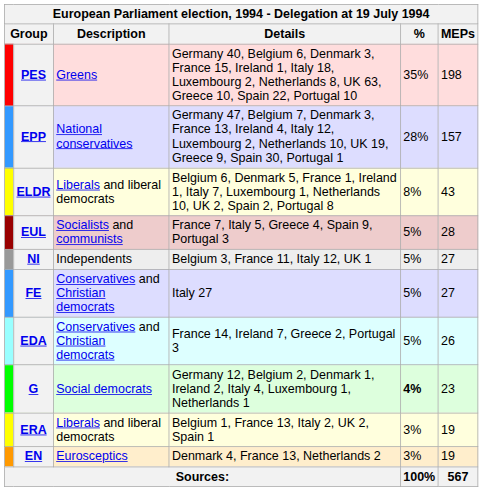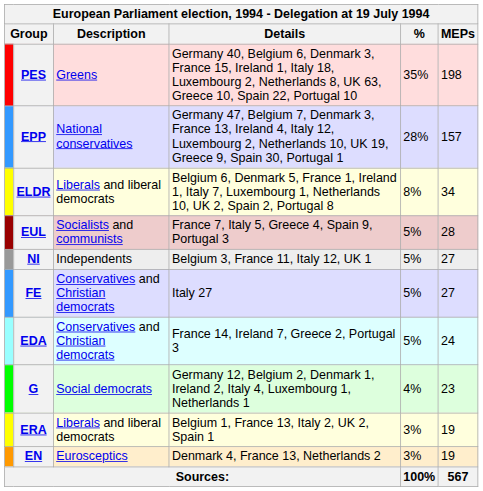(448, 191) 43 -> (448, 191) 34
(448, 341) 26 -> (448, 341) 24
(412, 389) bold -> (412, 389) normal
